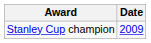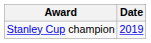(132, 30) 2009 -> (132, 30) 2019
